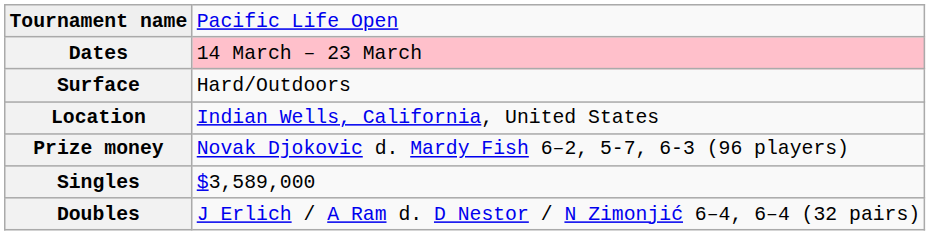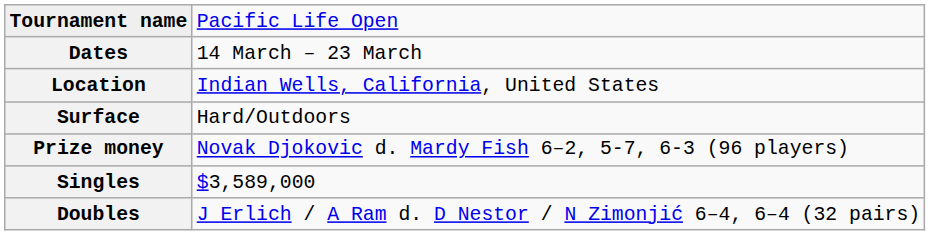(309, 53) pink background -> (309, 53) no background
rows swapped: (98, 85) <-> (98, 117)
